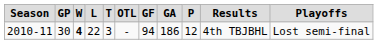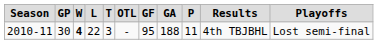(148, 31) 94 -> (148, 31) 95
(170, 31) 186 -> (170, 31) 188
(191, 31) 12 -> (191, 31) 11
